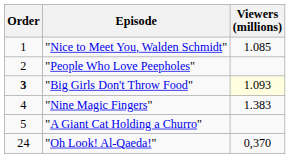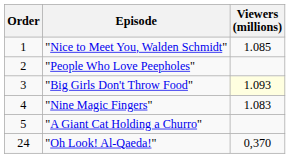(23, 85) bold -> (23, 85) normal
(257, 104) 1.383 -> (257, 104) 1.083
